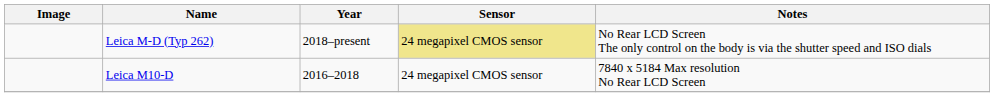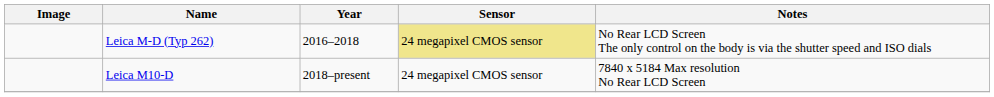(336, 41) 2018–present -> (331, 41) 2016–2018
(331, 75) 2016–2018 -> (336, 75) 2018–present
